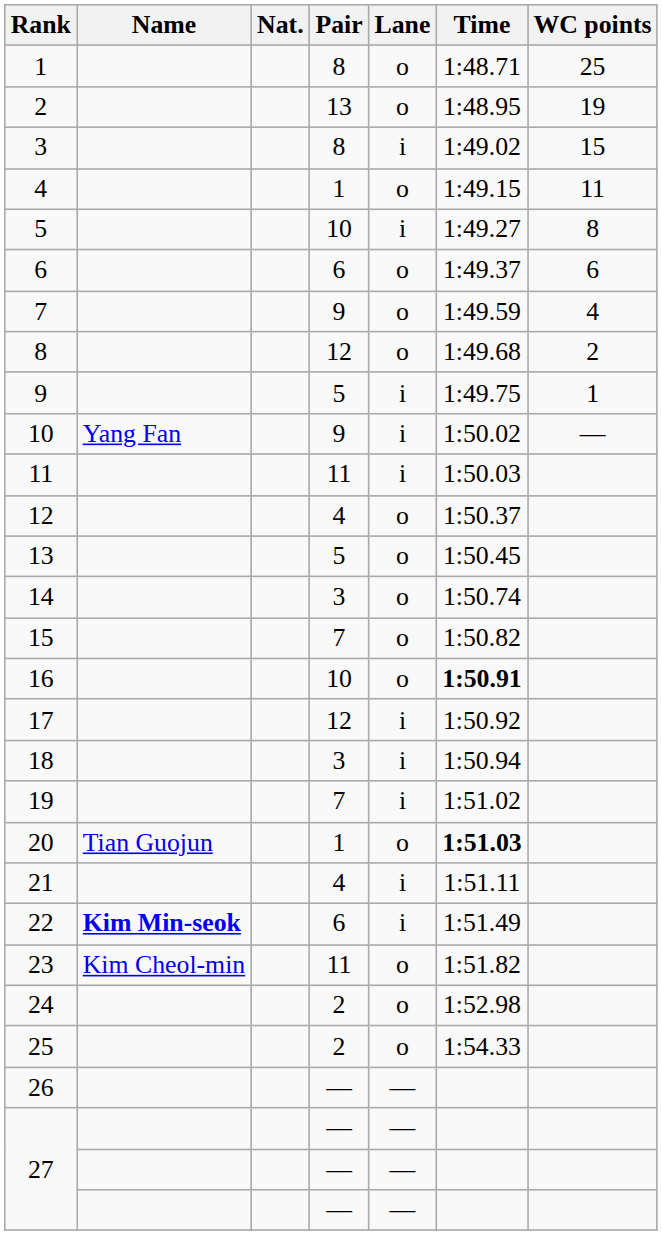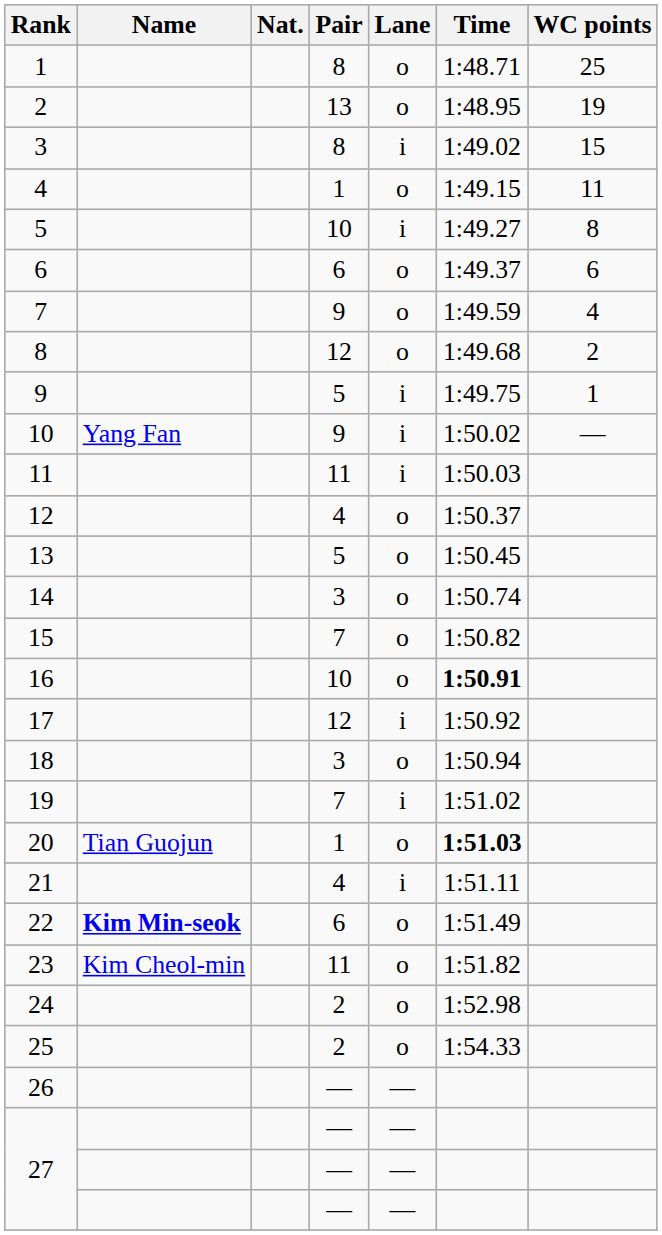(402, 760) i -> (402, 760) o
(402, 923) i -> (402, 923) o
